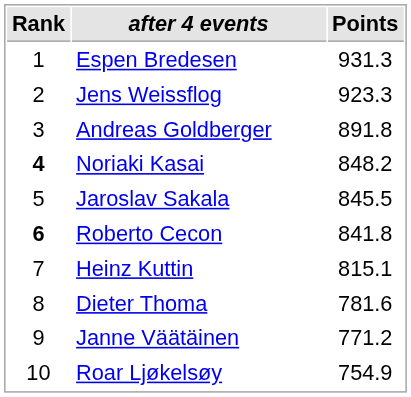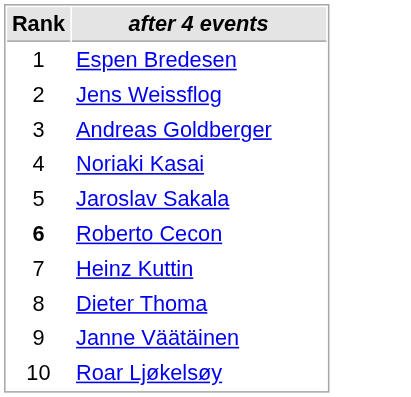- column: (365, 24)
(38, 164) bold -> (38, 164) normal
